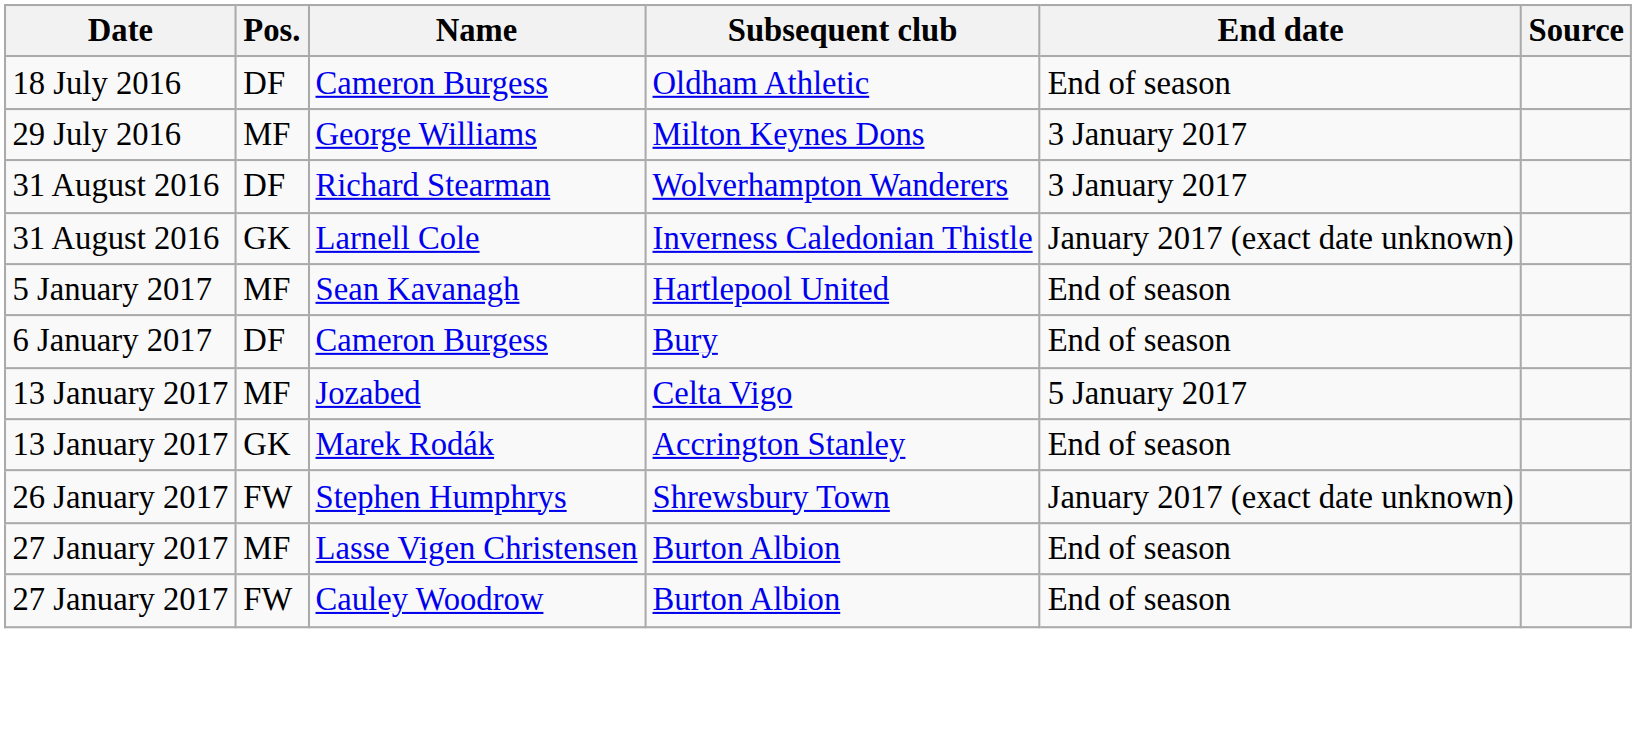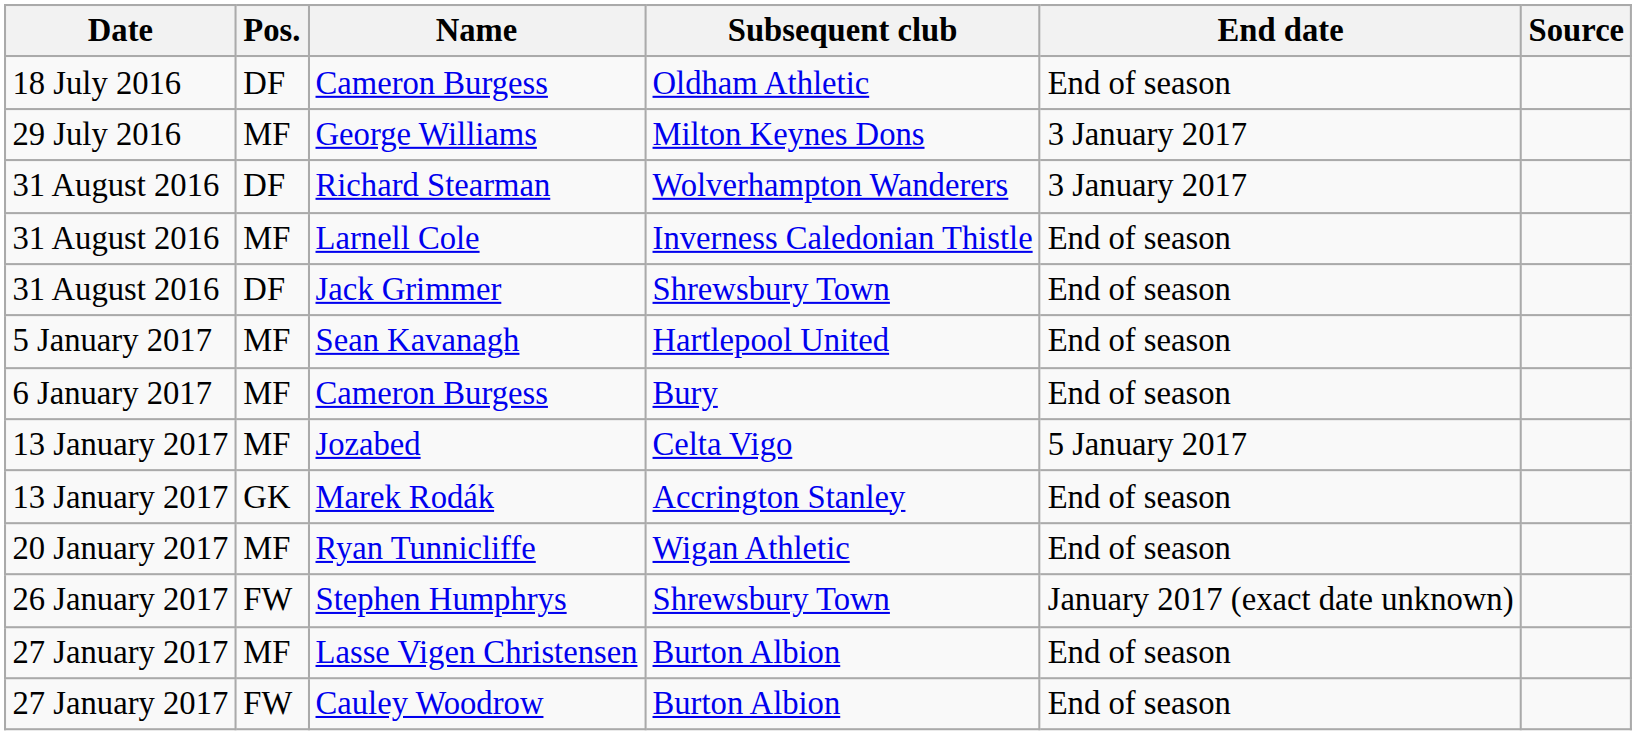(267, 237) GK -> (267, 237) MF
(1281, 237) January 2017 (exact date unknown) -> (1139, 237) End of season
+ row: (408, 289)
(264, 340) DF -> (267, 392) MF
+ row: (426, 548)
